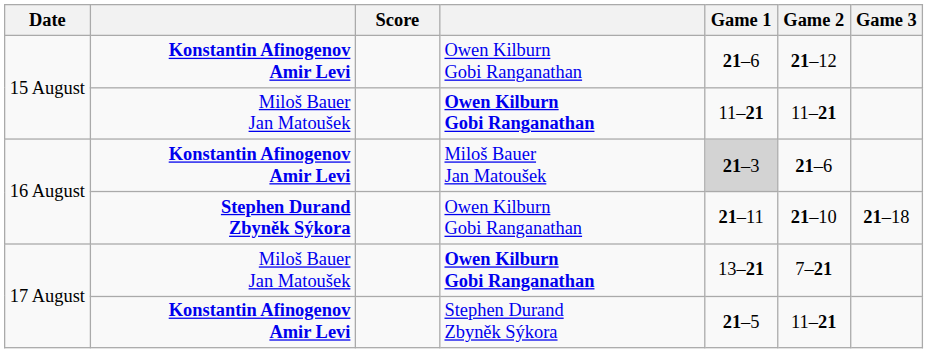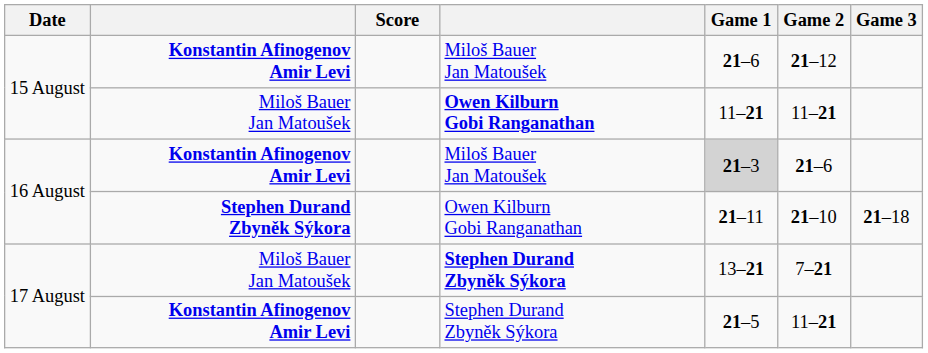(513, 61) Owen Kilburn Gobi Ranganathan -> (495, 61) Miloš Bauer Jan Matoušek
(519, 270) Owen Kilburn Gobi Ranganathan -> (509, 270) Stephen Durand Zbyněk Sýkora
